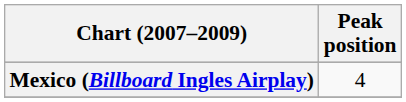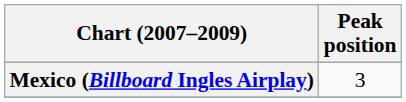(360, 79) 4 -> (360, 79) 3
